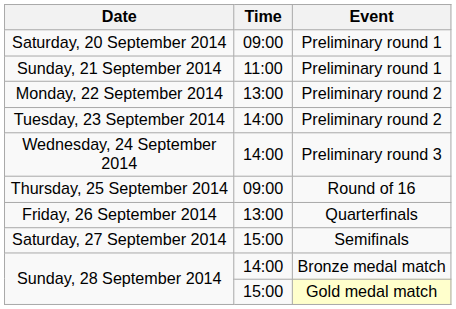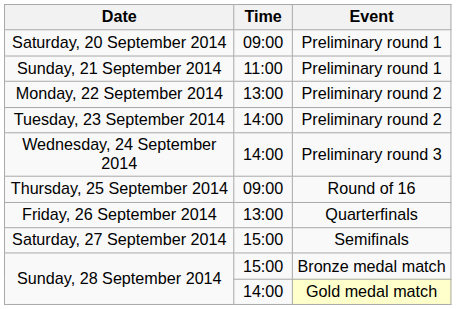(263, 266) 14:00 -> (263, 266) 15:00
(263, 291) 15:00 -> (263, 291) 14:00
